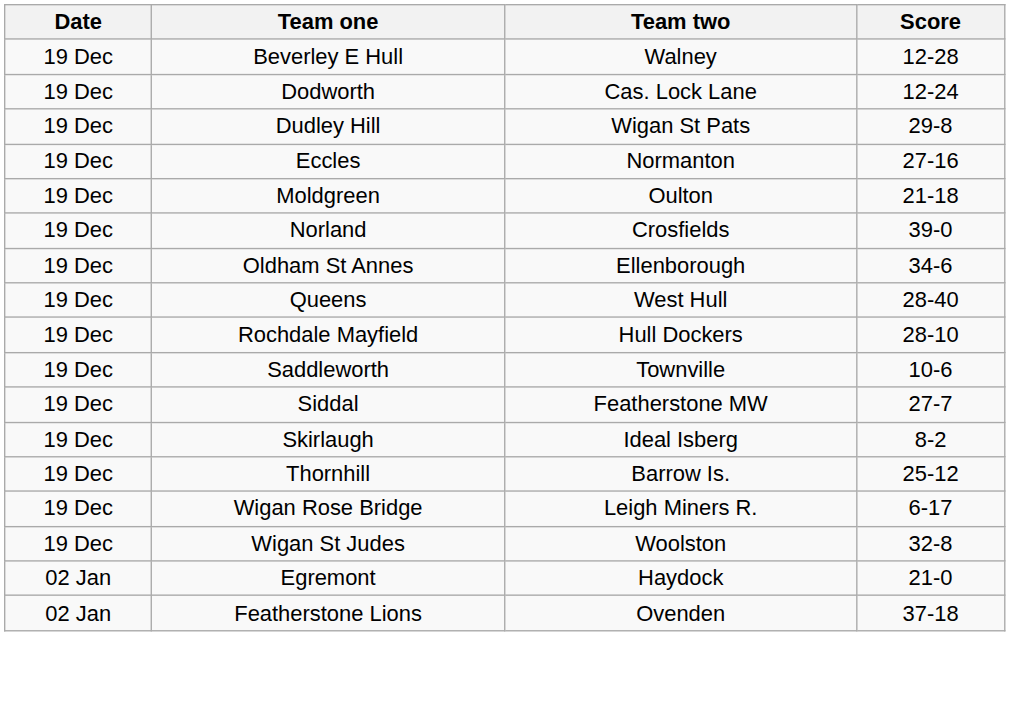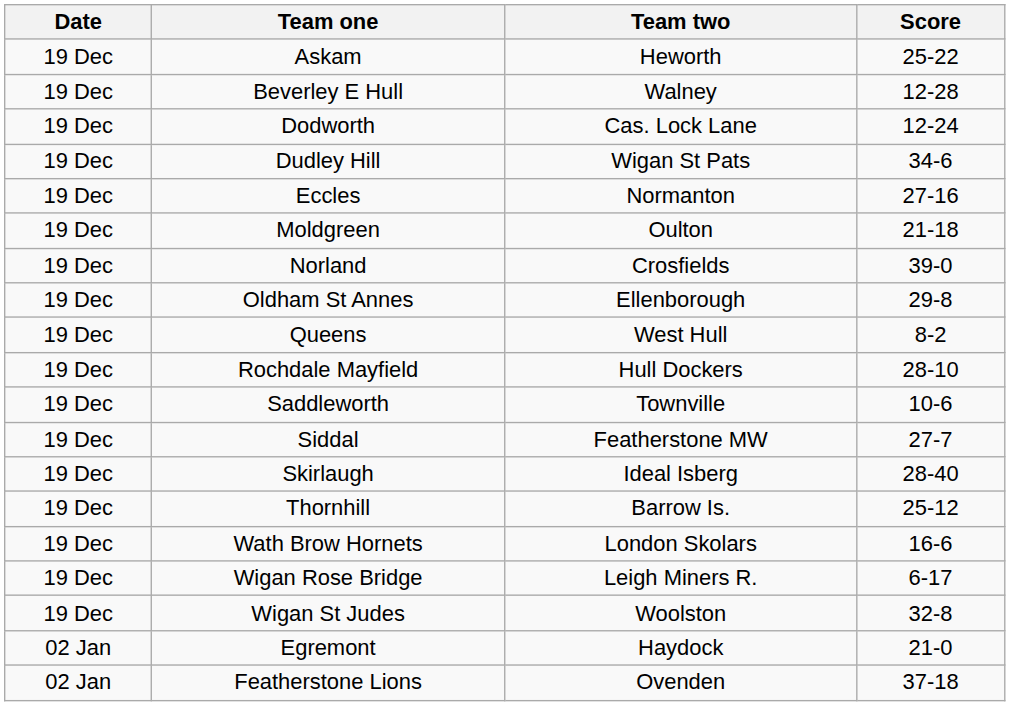+ row: (328, 56)
(931, 126) 29-8 -> (931, 160) 34-6
(931, 265) 34-6 -> (931, 299) 29-8
(931, 299) 28-40 -> (931, 334) 8-2
(931, 439) 8-2 -> (931, 473) 28-40
+ row: (328, 543)
